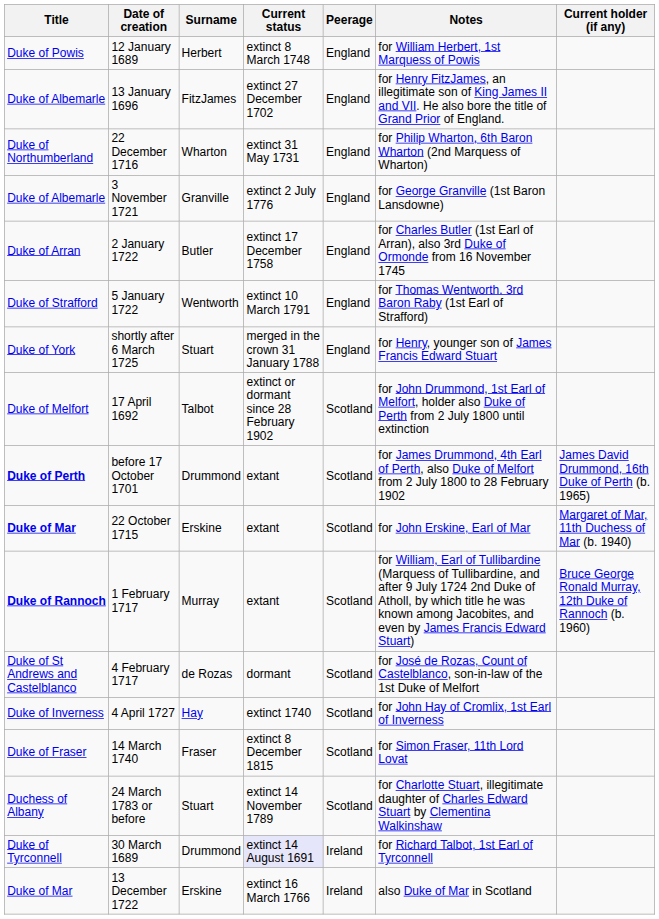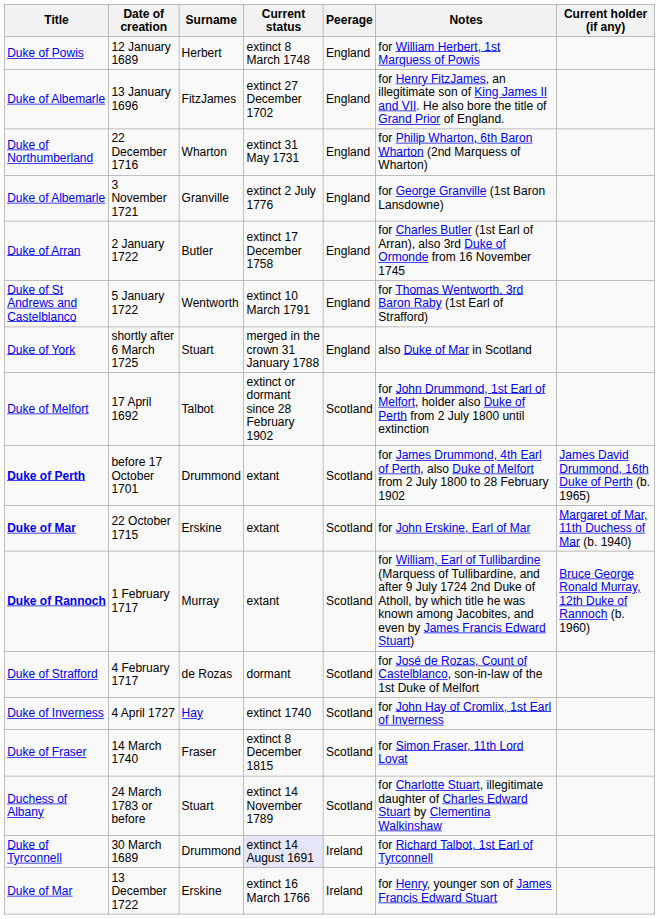(52, 303) Duke of Strafford -> (42, 303) Duke of St Andrews and Castelblanco
(465, 349) for Henry, younger son of James Francis Edward Stuart -> (455, 349) also Duke of Mar in Scotland
(42, 674) Duke of St Andrews and Castelblanco -> (52, 674) Duke of Strafford
(455, 891) also Duke of Mar in Scotland -> (465, 891) for Henry, younger son of James Francis Edward Stuart
